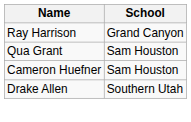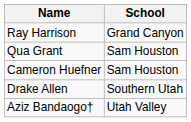+ row: (50, 107)
